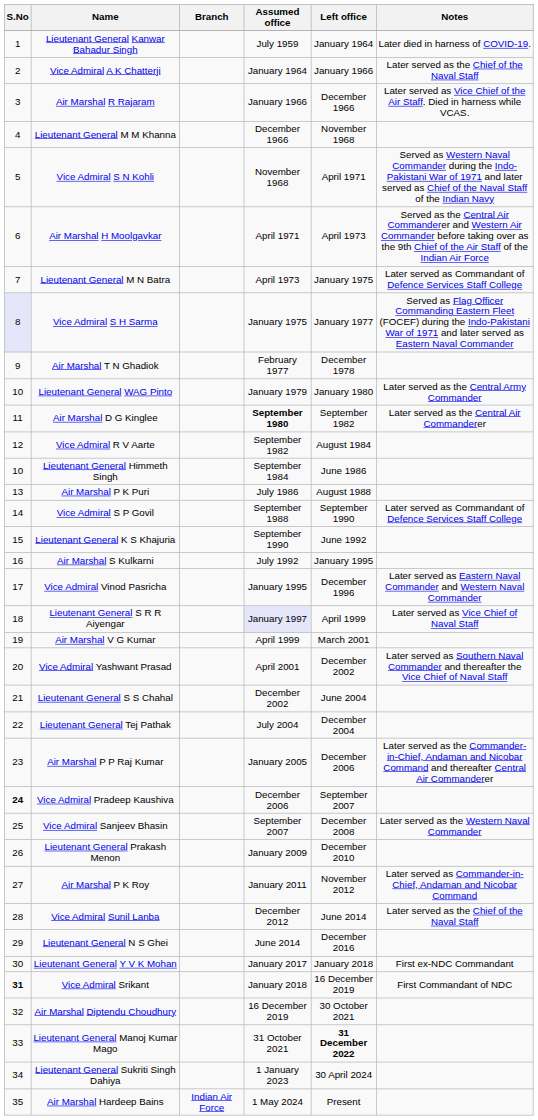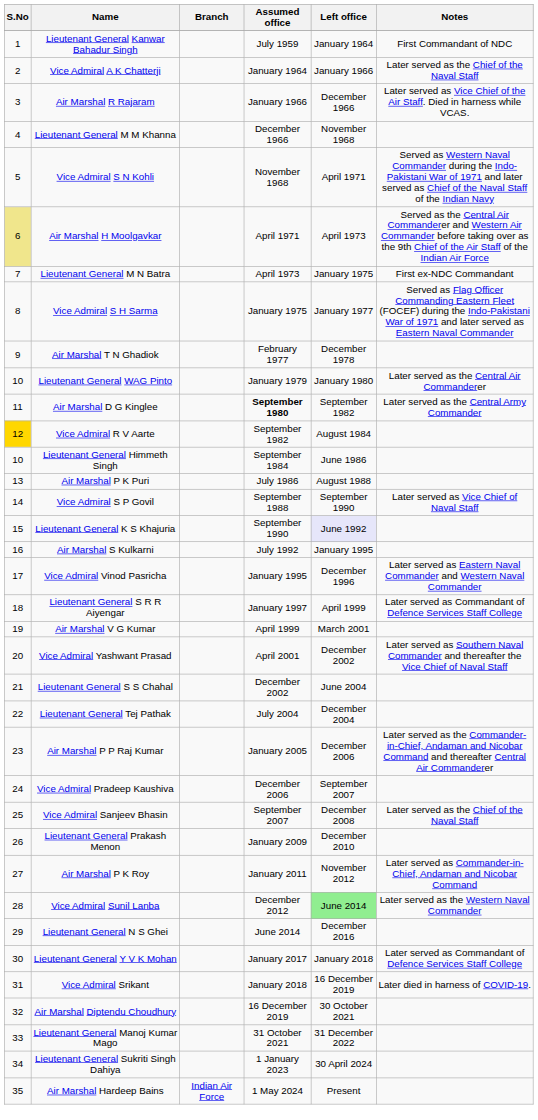(455, 44) Later died in harness of COVID-19. -> (455, 44) First Commandant of NDC
(18, 236) no background -> (18, 236) khaki background
(455, 279) Later served as Commandant of Defence Services Staff College -> (455, 274) First ex-NDC Commandant
(18, 322) lavender background -> (18, 311) no background
(455, 392) Later served as the Central Army Commander -> (455, 381) Later served as the Central Air Commanderer
(455, 418) Later served as the Central Air Commanderer -> (455, 407) Later served as the Central Army Commander
(18, 445) no background -> (18, 434) gold background
(455, 513) Later served as Commandant of Defence Services Staff College -> (455, 502) Later served as Vice Chief of Naval Staff
(344, 539) no background -> (344, 528) lavender background
(277, 619) lavender background -> (277, 608) no background
(455, 619) Later served as Vice Chief of Naval Staff -> (455, 608) Later served as Commandant of Defence Services Staff College
(18, 799) bold -> (18, 788) normal
(455, 826) Later served as the Western Naval Commander -> (455, 815) Later served as the Chief of the Naval Staff
(344, 916) no background -> (344, 905) lightgreen background
(455, 916) Later served as the Chief of the Naval Staff -> (455, 905) Later served as the Western Naval Commander
(455, 964) First ex-NDC Commandant -> (455, 958) Later served as Commandant of Defence Services Staff College
(18, 985) bold -> (18, 985) normal
(455, 985) First Commandant of NDC -> (455, 985) Later died in harness of COVID-19.
(344, 1043) bold -> (344, 1038) normal
